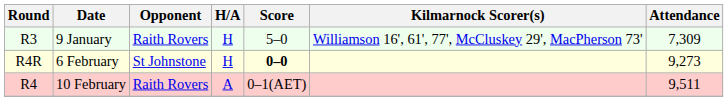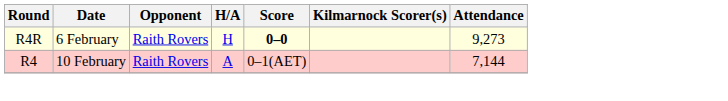- row: (84, 38)
(169, 61) St Johnstone -> (170, 38) Raith Rovers
(684, 84) 9,511 -> (489, 61) 7,144
